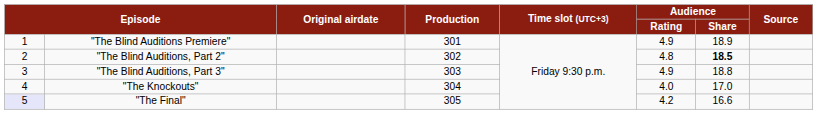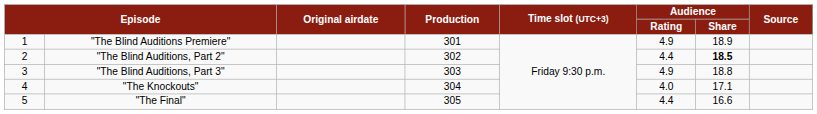(666, 56) 4.8 -> (666, 56) 4.4
(722, 86) 17.0 -> (722, 86) 17.1
(25, 101) lavender background -> (25, 101) no background
(666, 101) 4.2 -> (666, 101) 4.4
